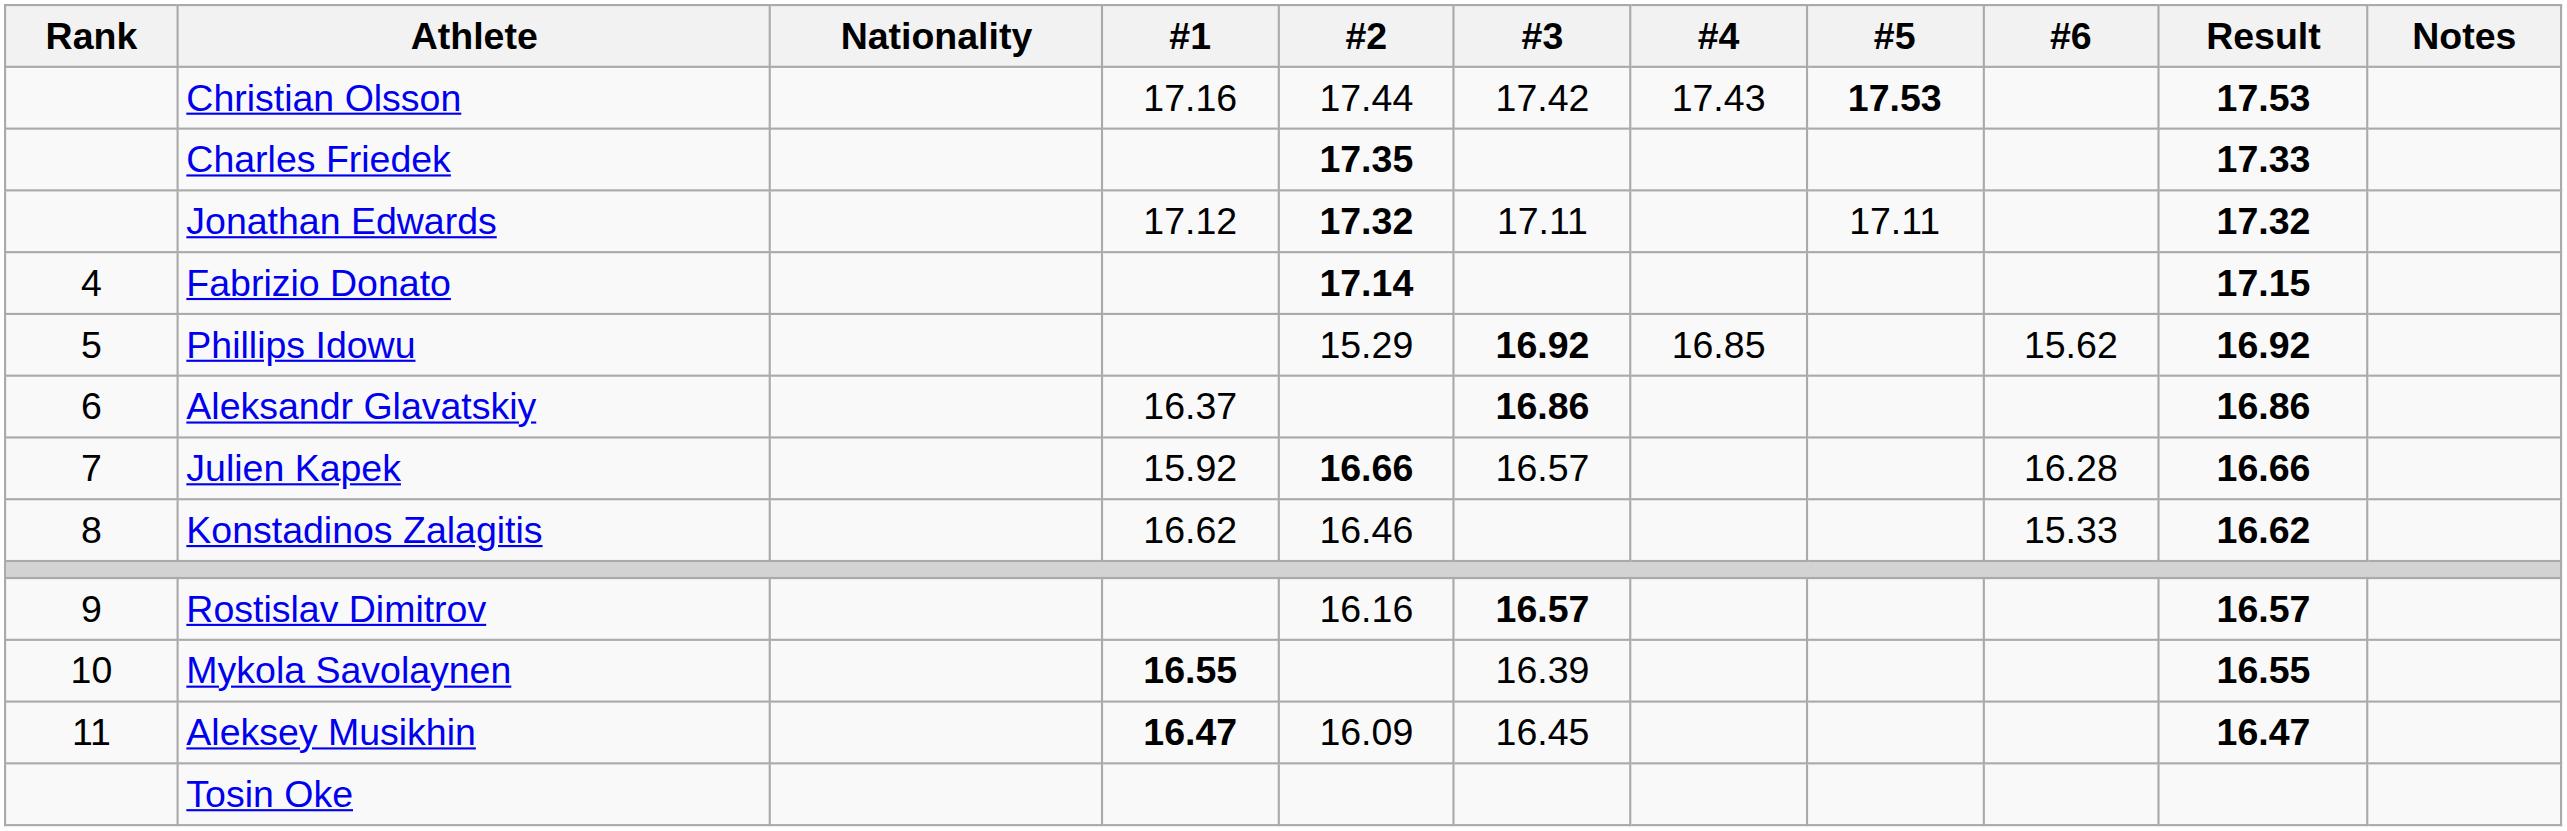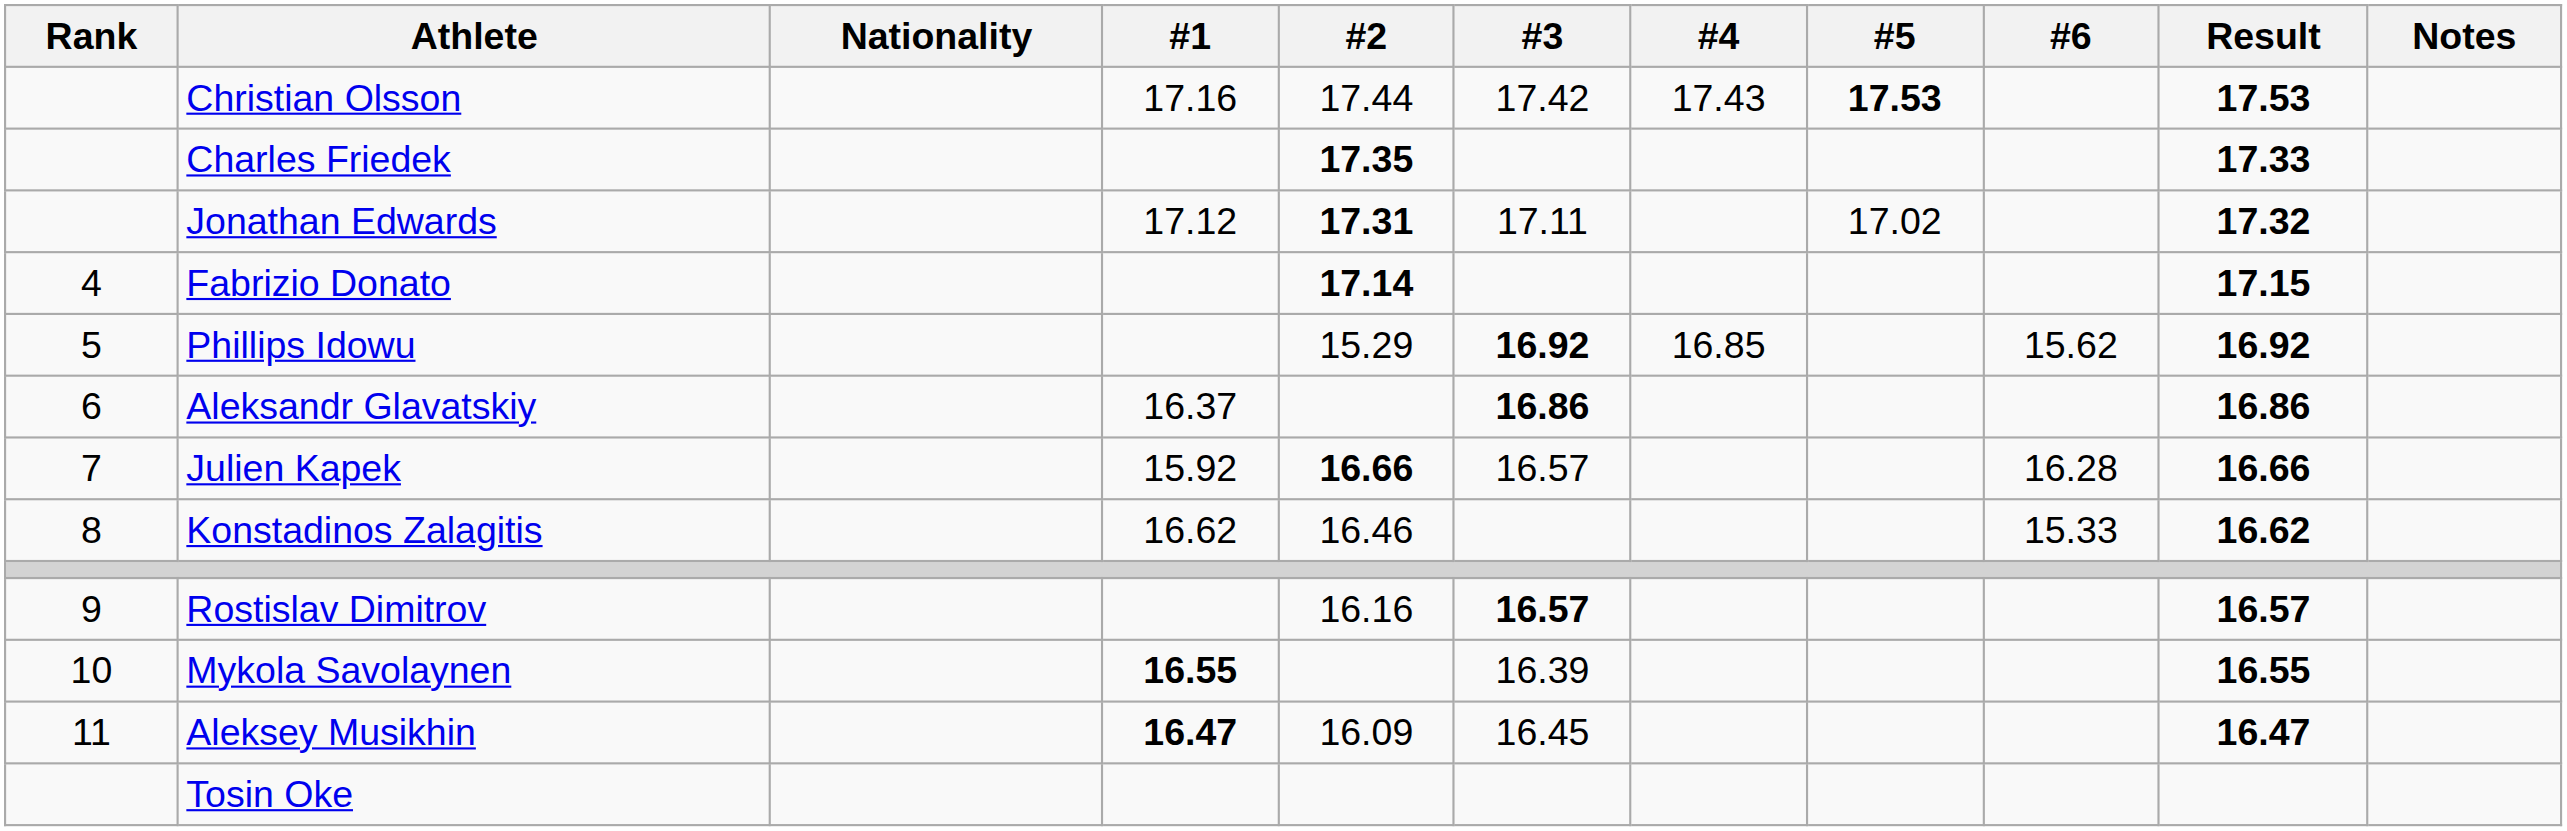(1366, 220) 17.32 -> (1366, 220) 17.31
(1895, 220) 17.11 -> (1895, 220) 17.02
